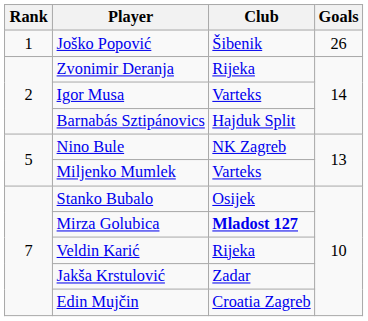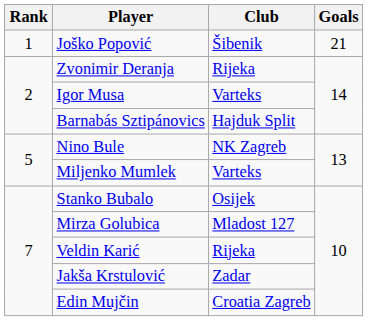(339, 43) 26 -> (339, 43) 21
(255, 224) bold -> (253, 224) normal
